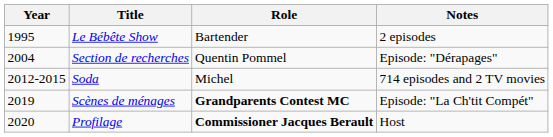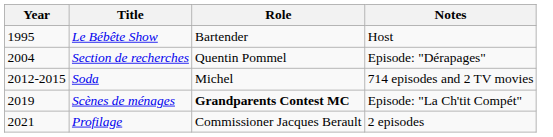(408, 36) 2 episodes -> (380, 36) Host
(21, 121) 2020 -> (21, 121) 2021
(284, 121) bold -> (278, 121) normal
(392, 121) Host -> (396, 121) 2 episodes
